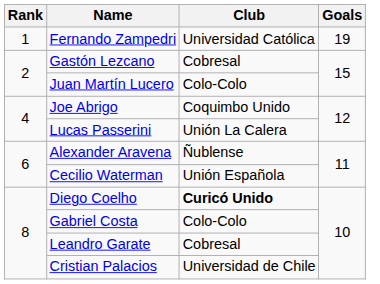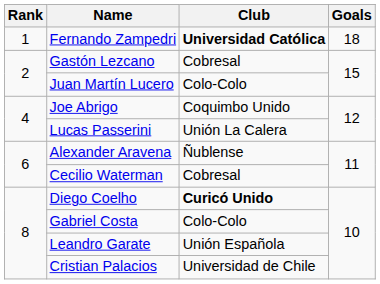(249, 38) normal -> (254, 38) bold
(342, 38) 19 -> (352, 38) 18
(234, 175) Unión Española -> (212, 175) Cobresal
(212, 244) Cobresal -> (234, 244) Unión Española
